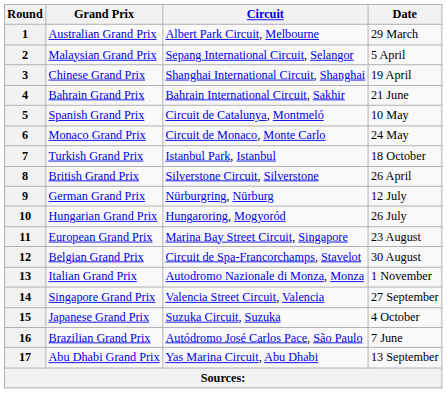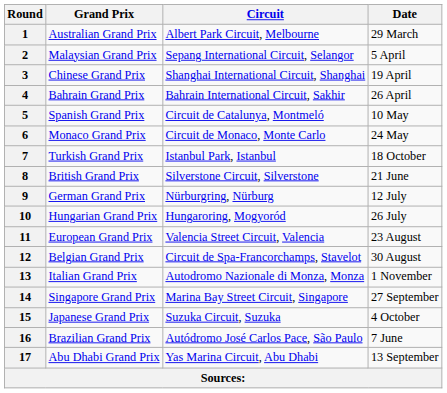(390, 94) 21 June -> (391, 94) 26 April
(391, 175) 26 April -> (390, 175) 21 June
(257, 236) Marina Bay Street Circuit, Singapore -> (245, 236) Valencia Street Circuit, Valencia
(245, 296) Valencia Street Circuit, Valencia -> (257, 296) Marina Bay Street Circuit, Singapore
